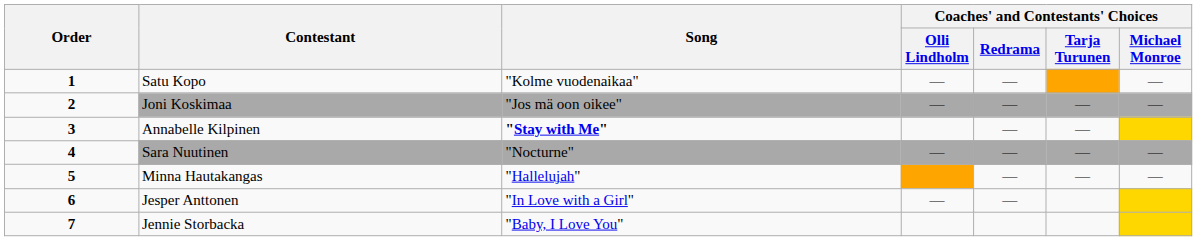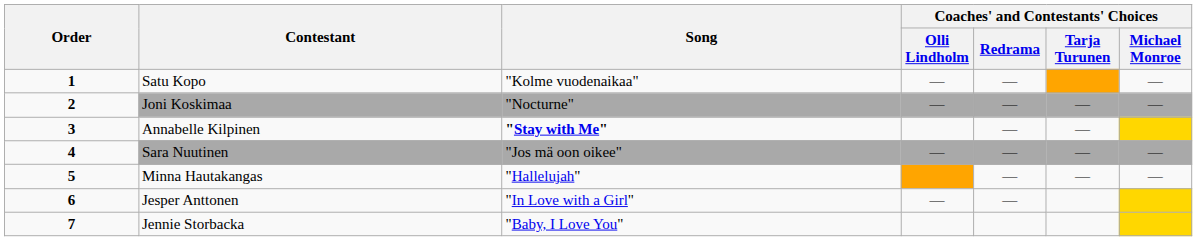(564, 104) "Jos mä oon oikee" -> (540, 104) "Nocturne"
(540, 152) "Nocturne" -> (564, 152) "Jos mä oon oikee"
